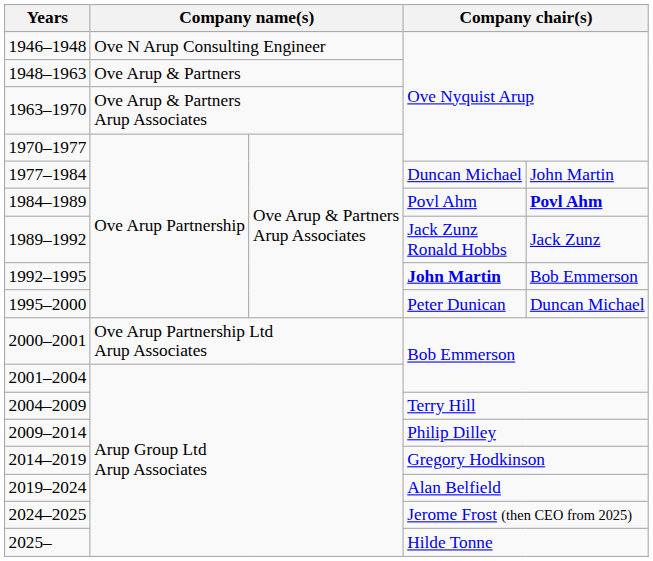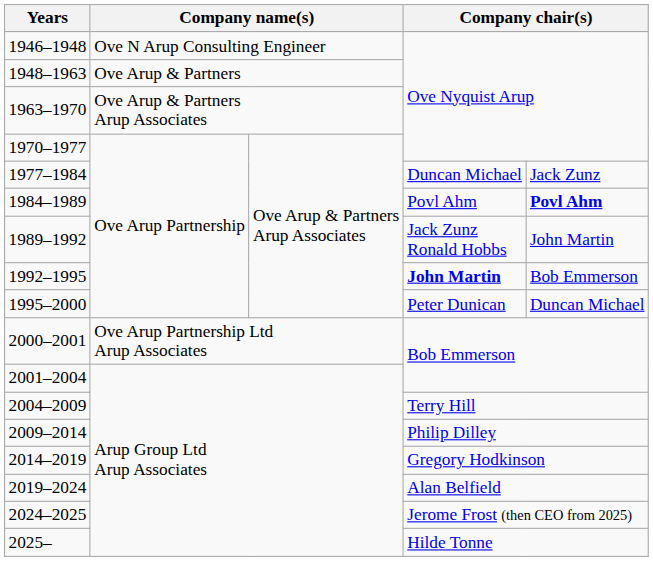(572, 174) John Martin -> (565, 174) Jack Zunz
(565, 239) Jack Zunz -> (572, 239) John Martin
